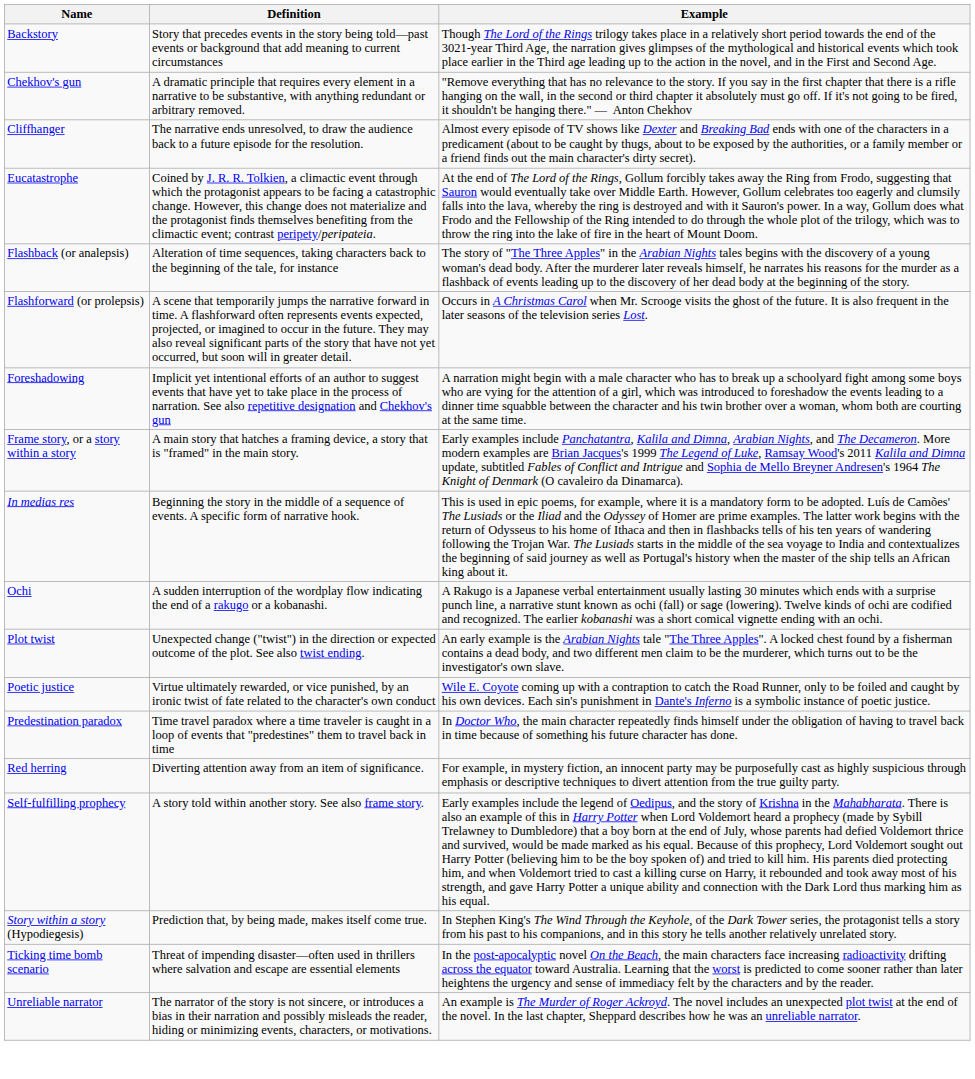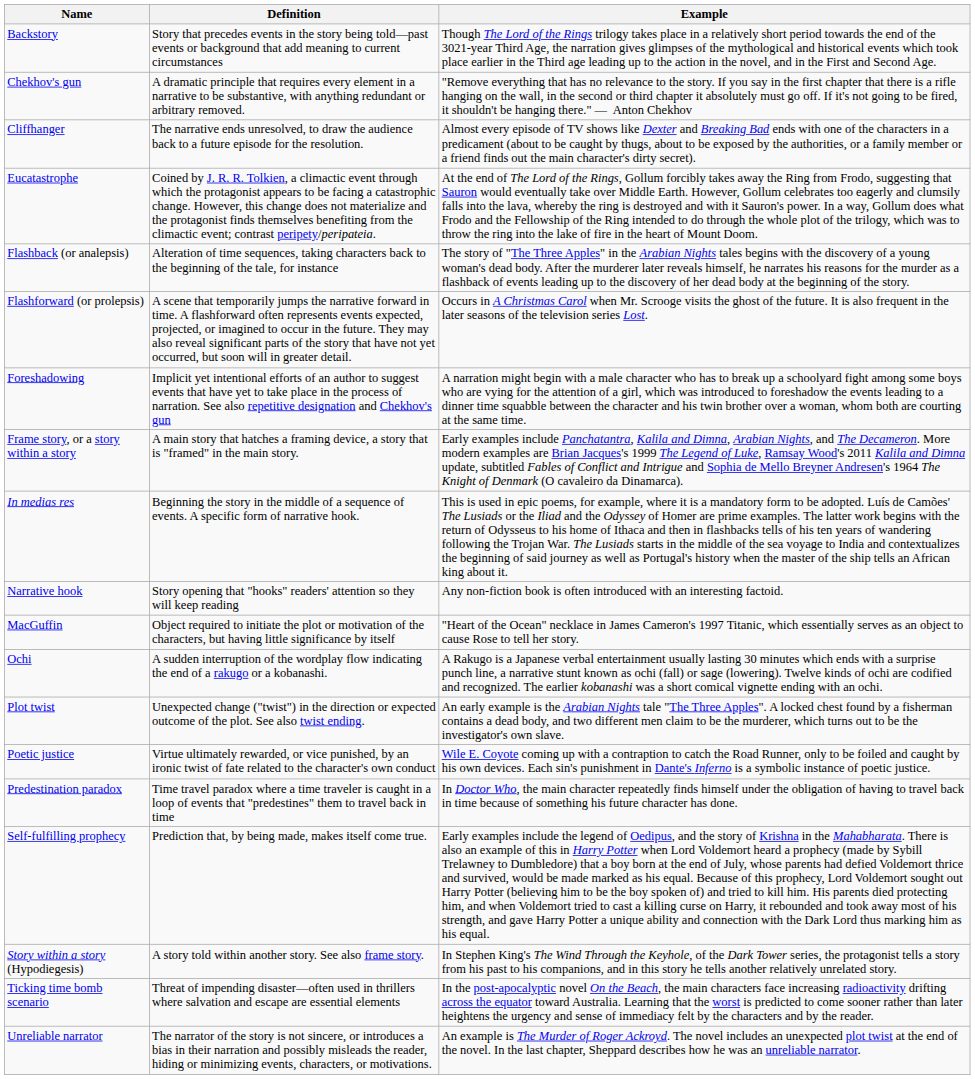+ row: (45, 591)
+ row: (35, 625)
- row: (37, 768)
(288, 802) A story told within another story. See also frame story. -> (289, 836) Prediction that, by being made, makes itself come true.
(289, 920) Prediction that, by being made, makes itself come true. -> (288, 954) A story told within another story. See also frame story.
